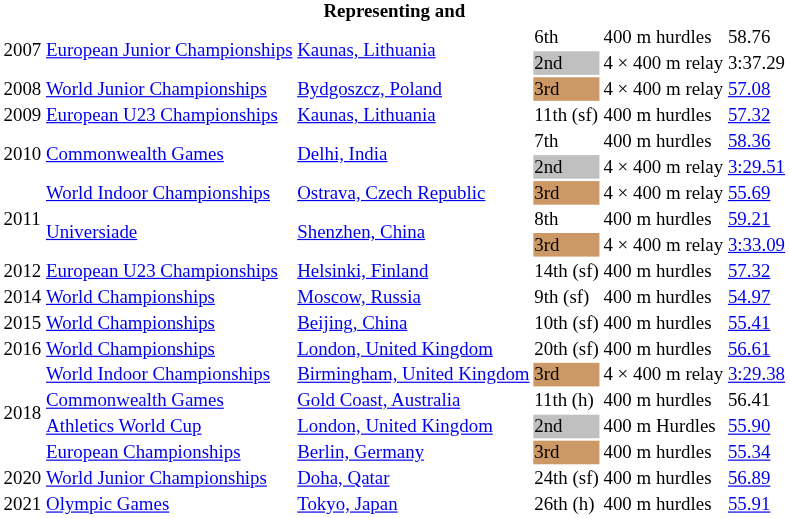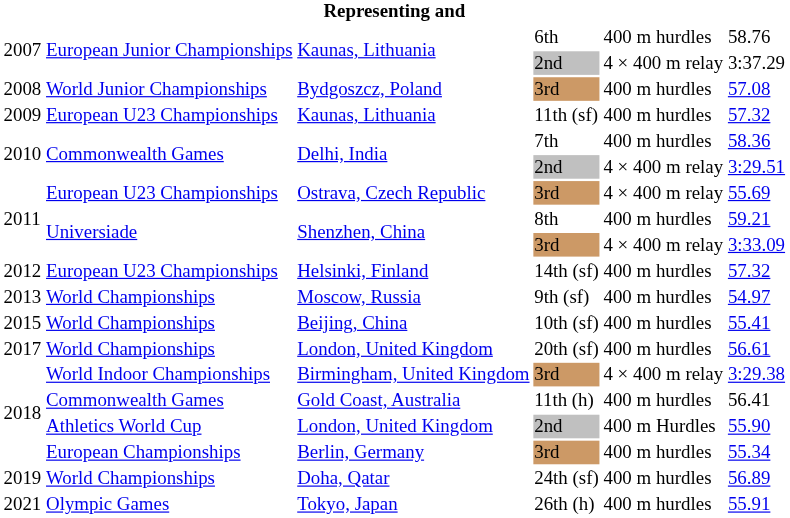(663, 88) 4 × 400 m relay -> (657, 88) 400 m hurdles
(158, 192) World Indoor Championships -> (162, 192) European U23 Championships
(22, 296) 2014 -> (22, 296) 2013
(22, 348) 2016 -> (22, 348) 2017
(22, 478) 2020 -> (22, 478) 2019
(156, 478) World Junior Championships -> (130, 478) World Championships
